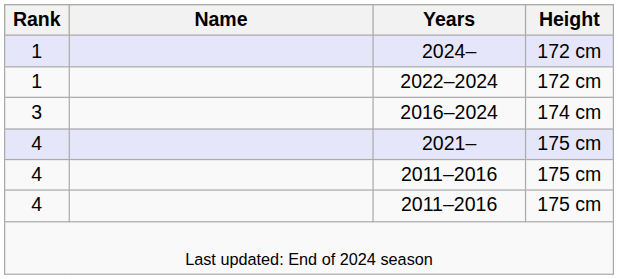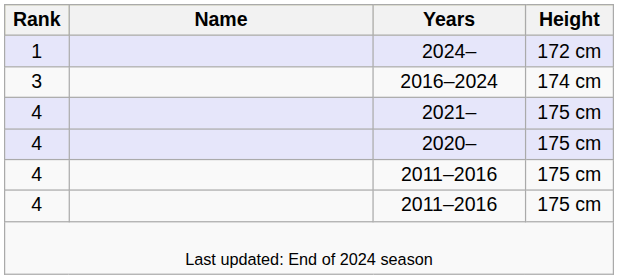- row: (37, 81)
+ row: (37, 143)
